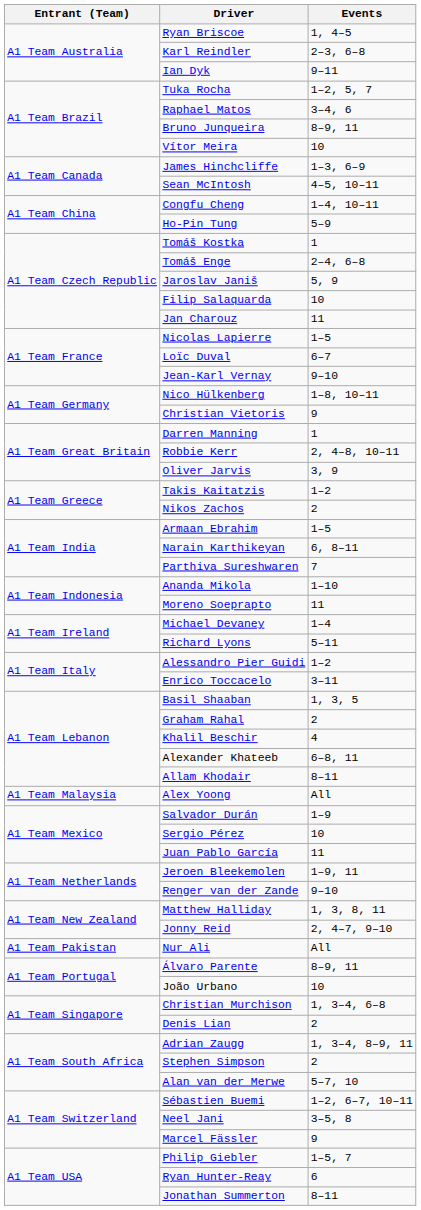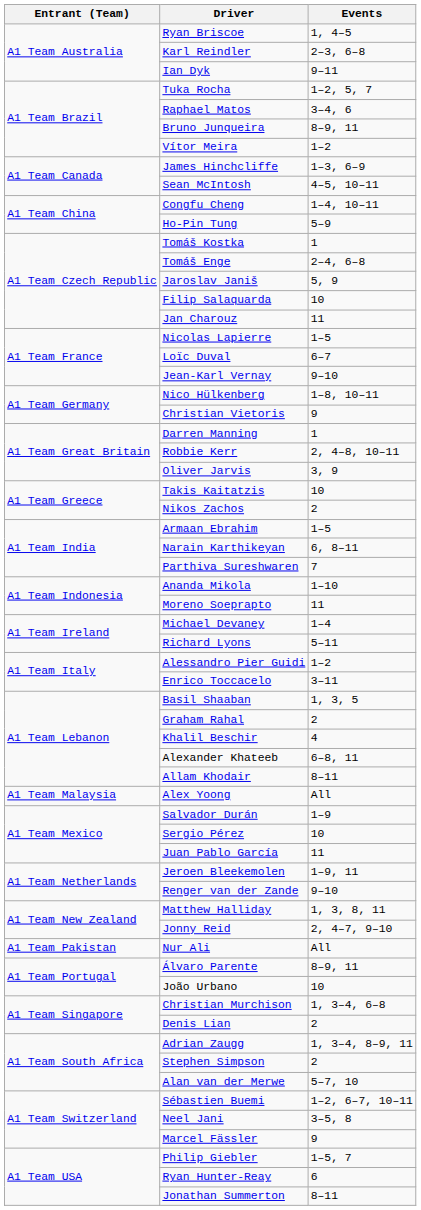(318, 147) 10 -> (321, 147) 1–2
(321, 490) 1–2 -> (318, 490) 10
